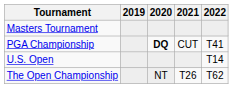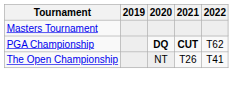(188, 44) normal -> (188, 44) bold
(215, 44) T41 -> (215, 44) T62
- row: (30, 60)
(215, 76) T62 -> (215, 60) T41
